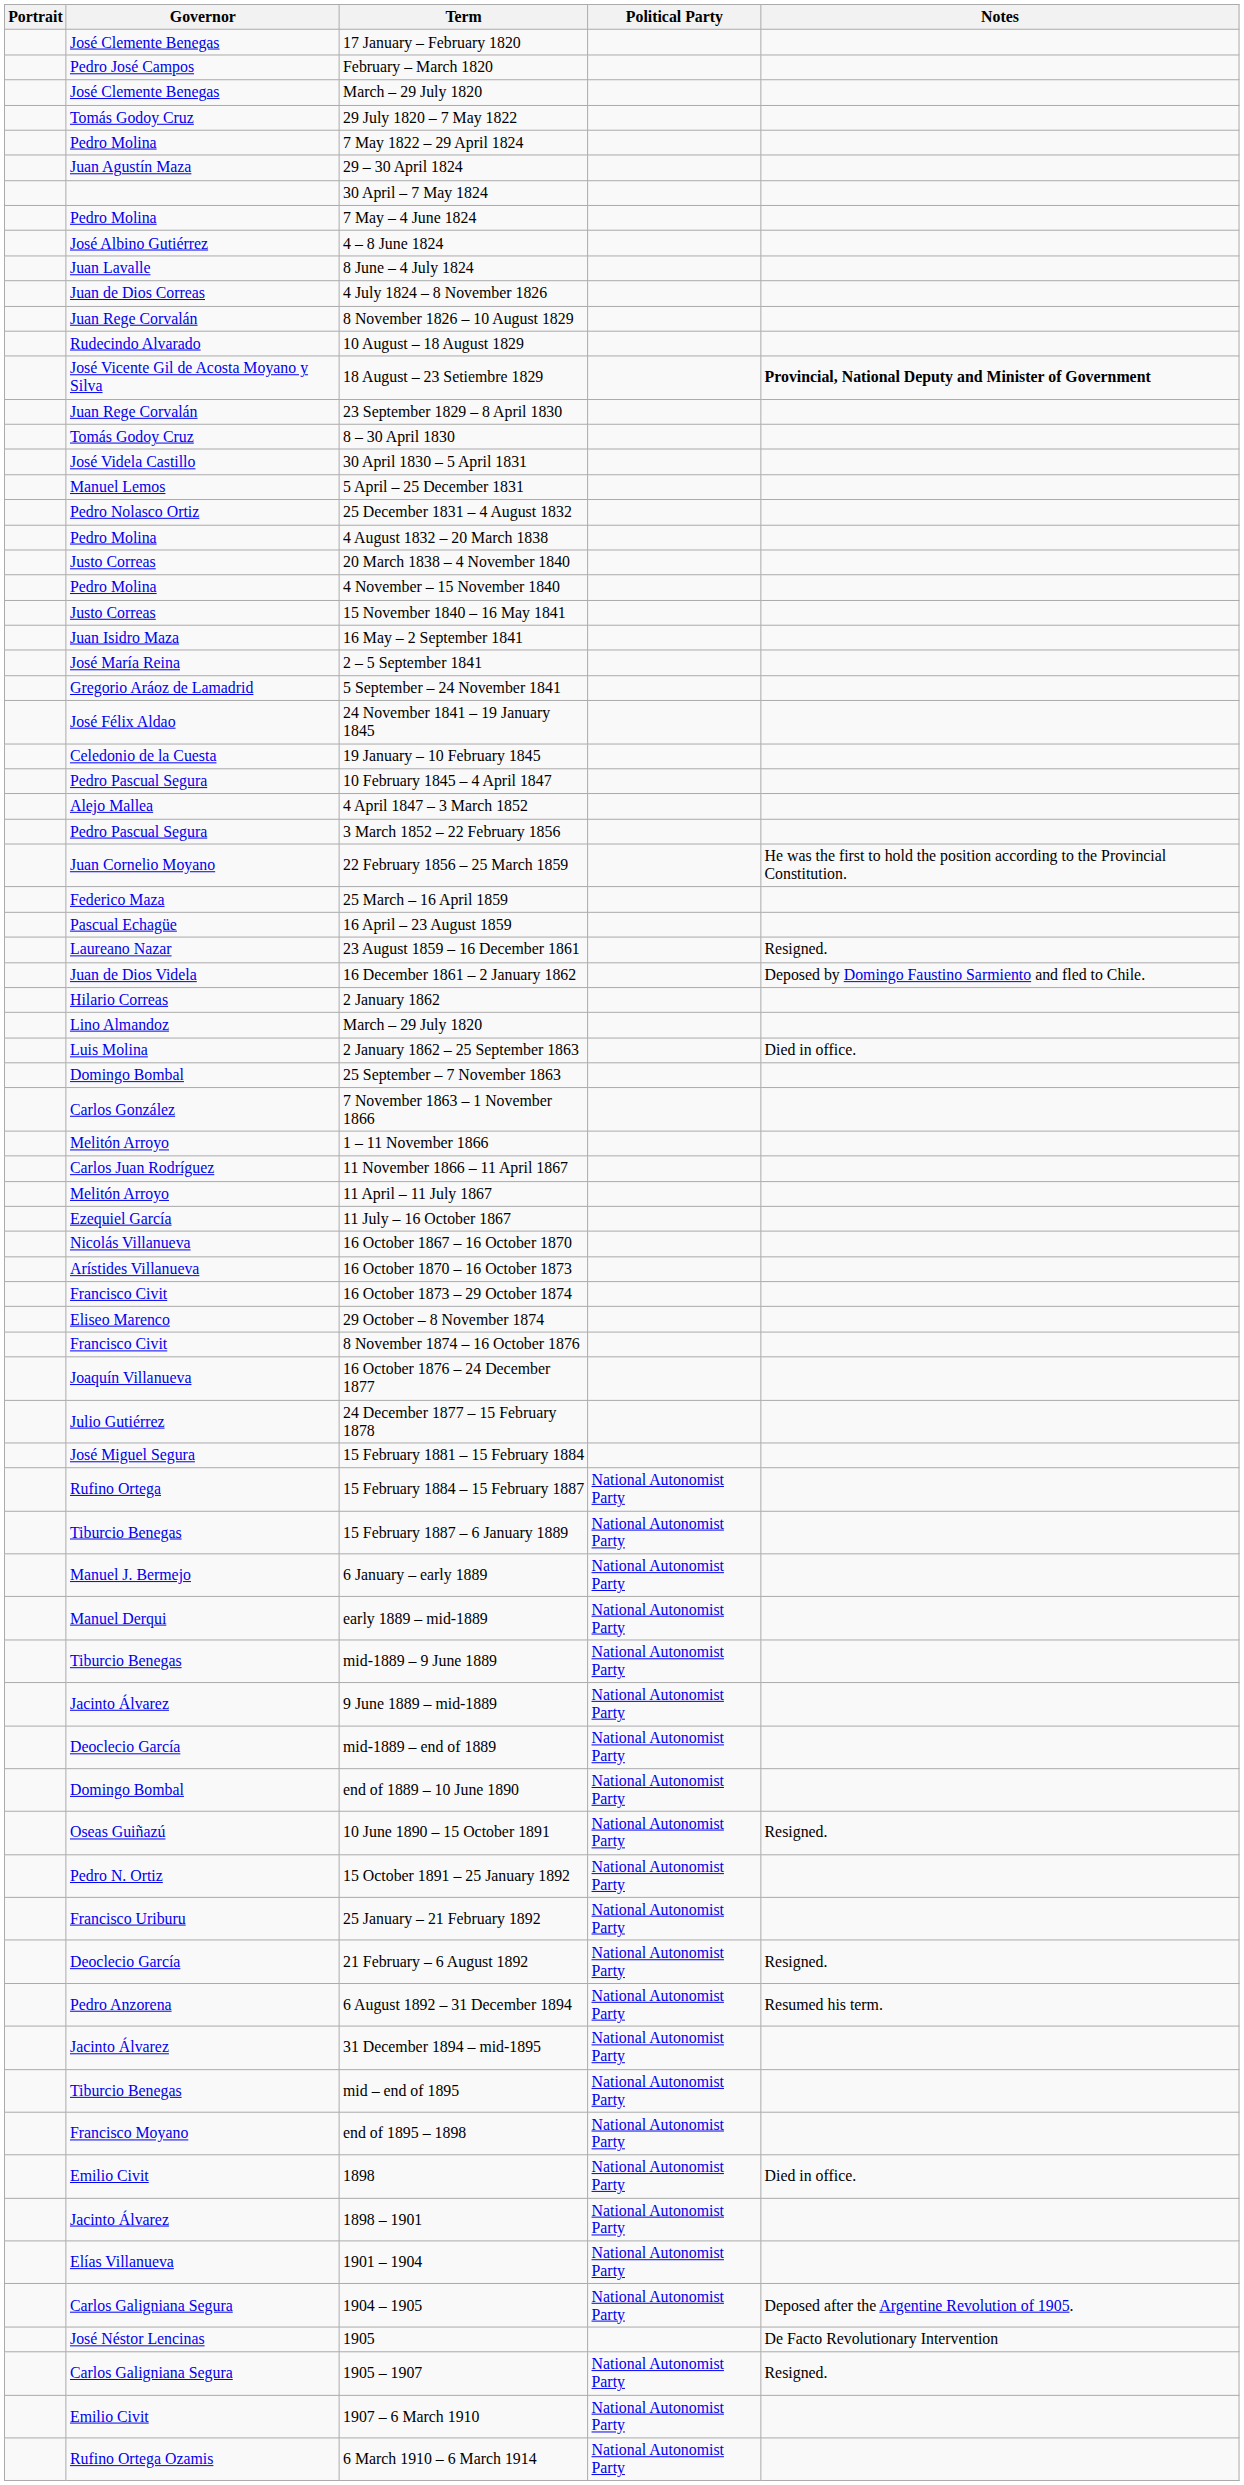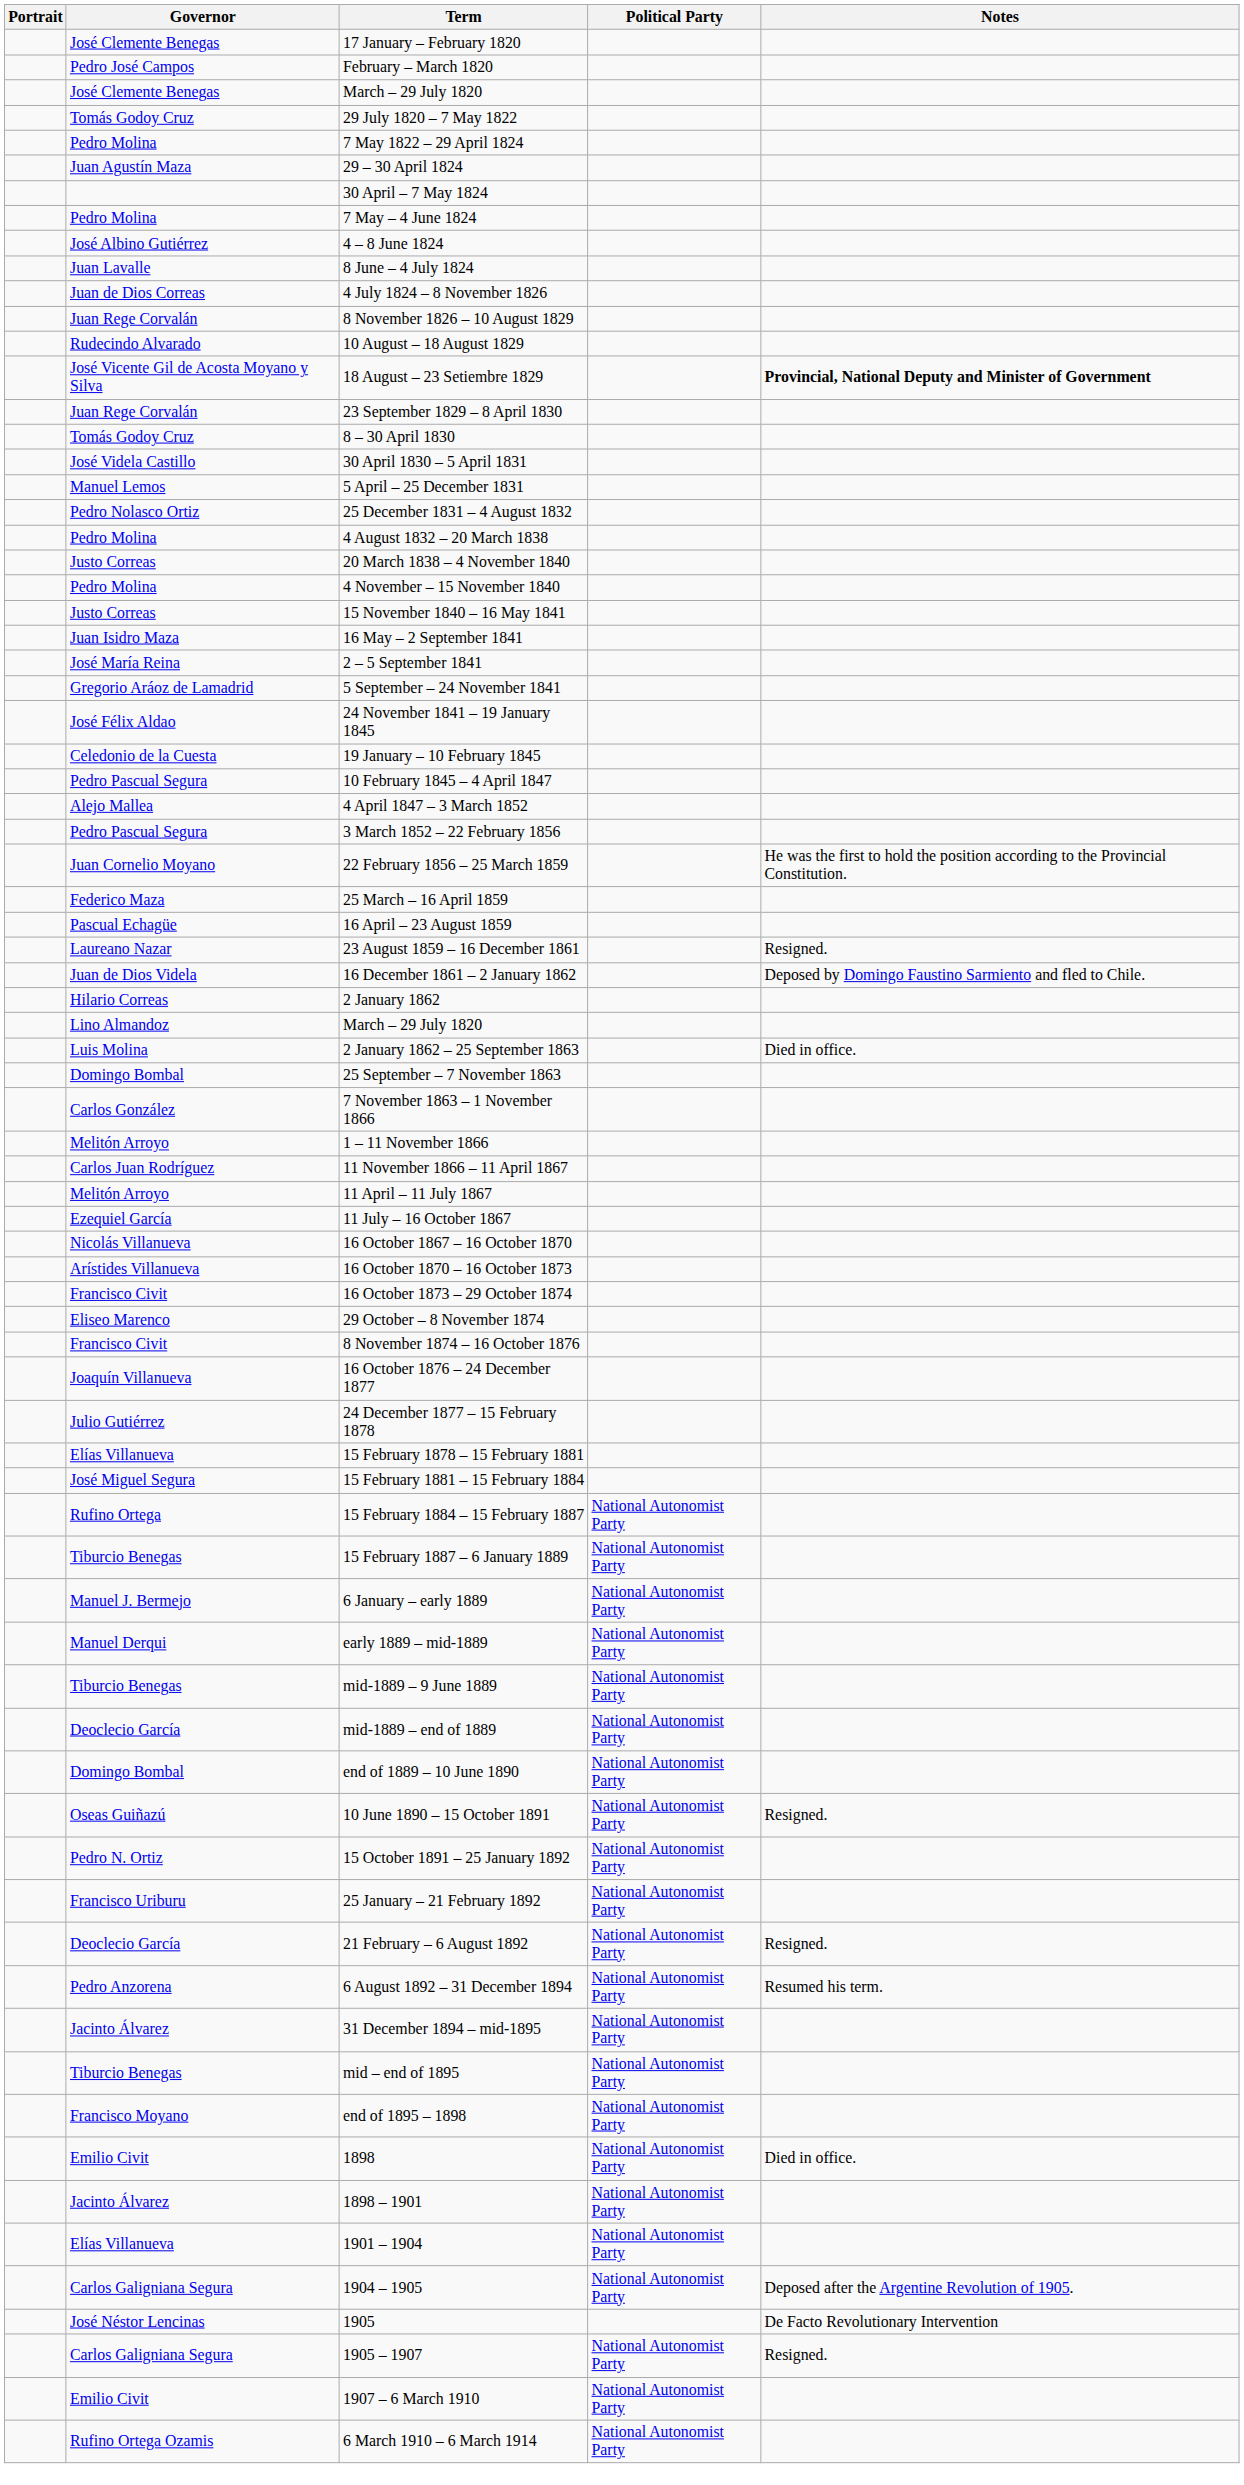+ row: (122, 1455)
- row: (119, 1704)
